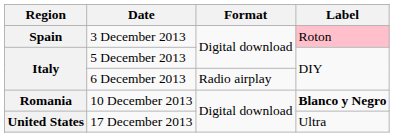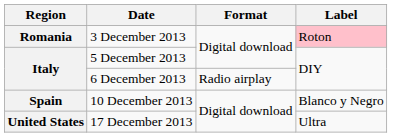(46, 36) Spain -> (46, 36) Romania
(46, 100) Romania -> (46, 100) Spain
(343, 100) bold -> (341, 100) normal
